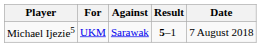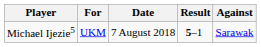columns swapped: (130, 13) <-> (221, 13)
